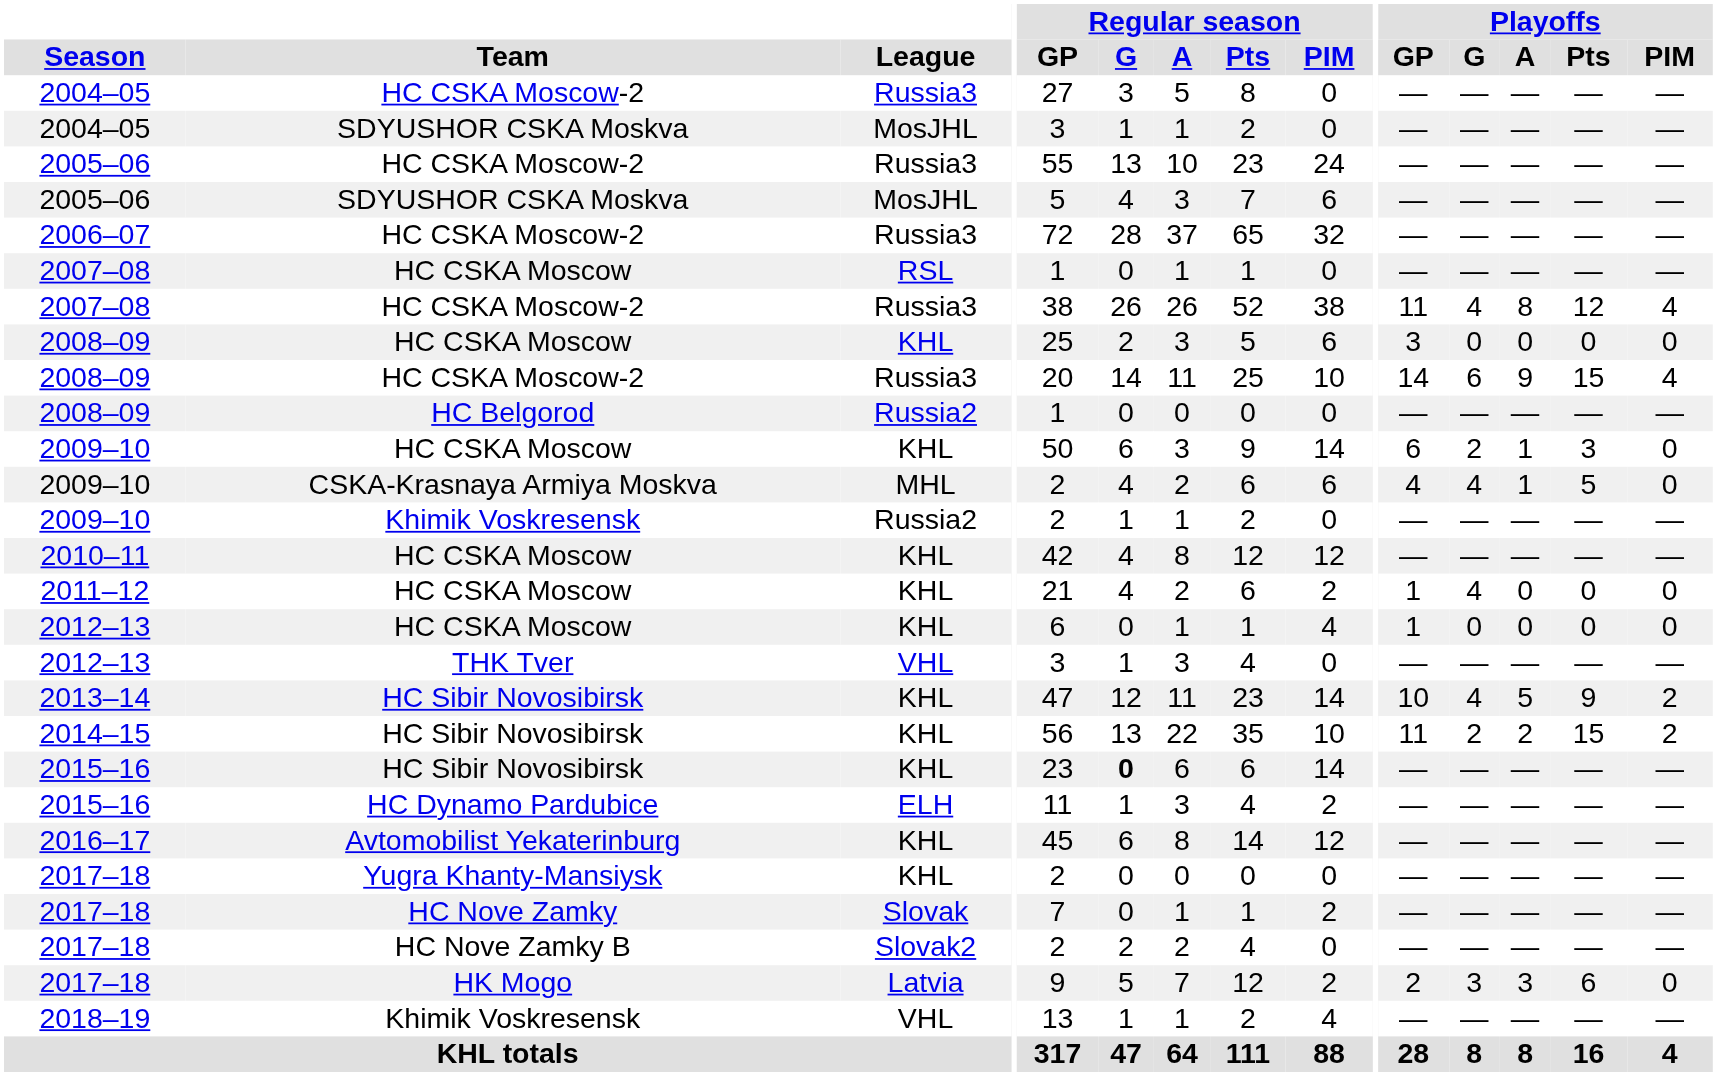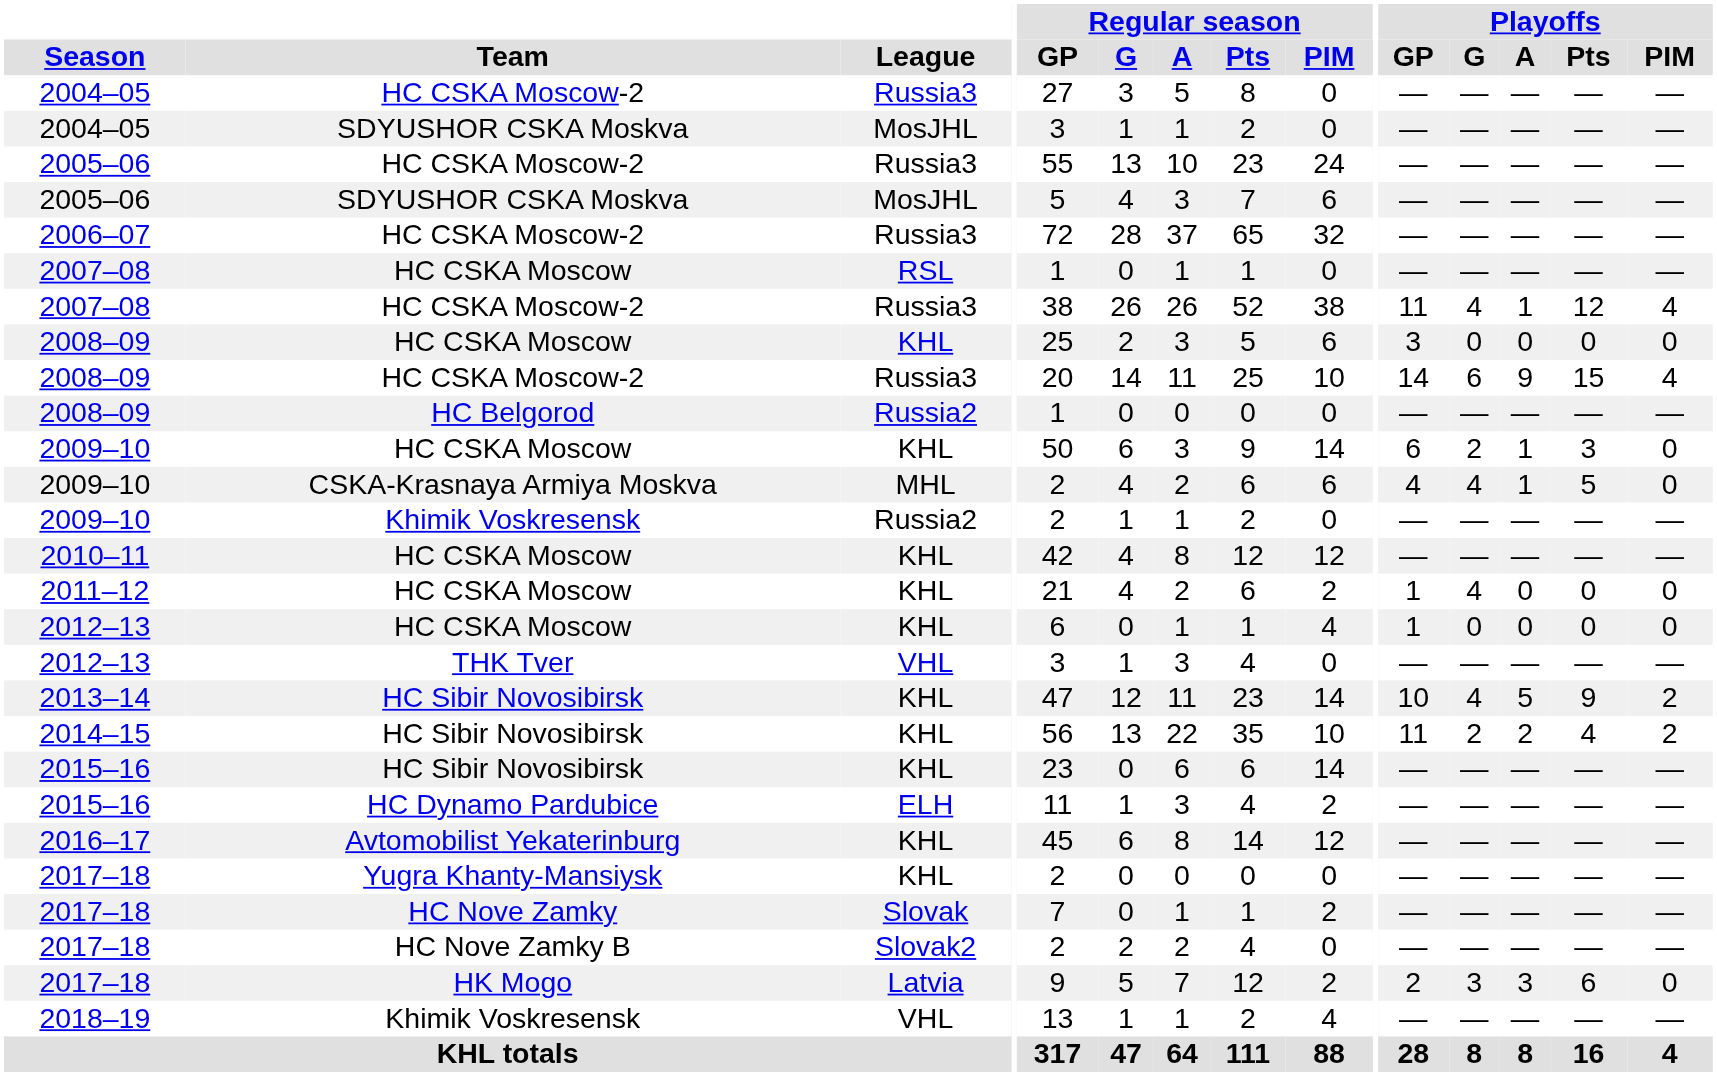(1525, 306) 8 -> (1525, 306) 1
(1589, 733) 15 -> (1589, 733) 4
(1126, 769) bold -> (1126, 769) normal
